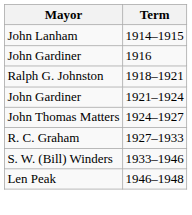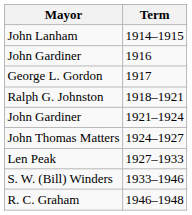+ row: (138, 76)
(43, 138) R. C. Graham -> (32, 158) Len Peak
(32, 179) Len Peak -> (43, 199) R. C. Graham
